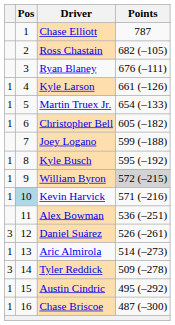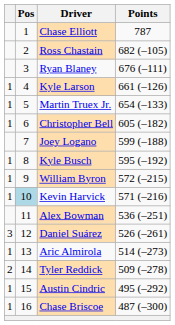(143, 178) lightgrey background -> (143, 178) no background
(10, 269) 3 -> (10, 269) 2
